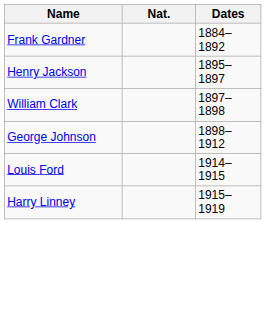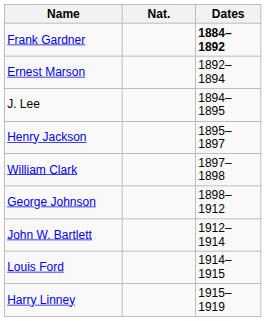(215, 39) normal -> (215, 39) bold
+ row: (46, 72)
+ row: (23, 104)
+ row: (49, 234)
